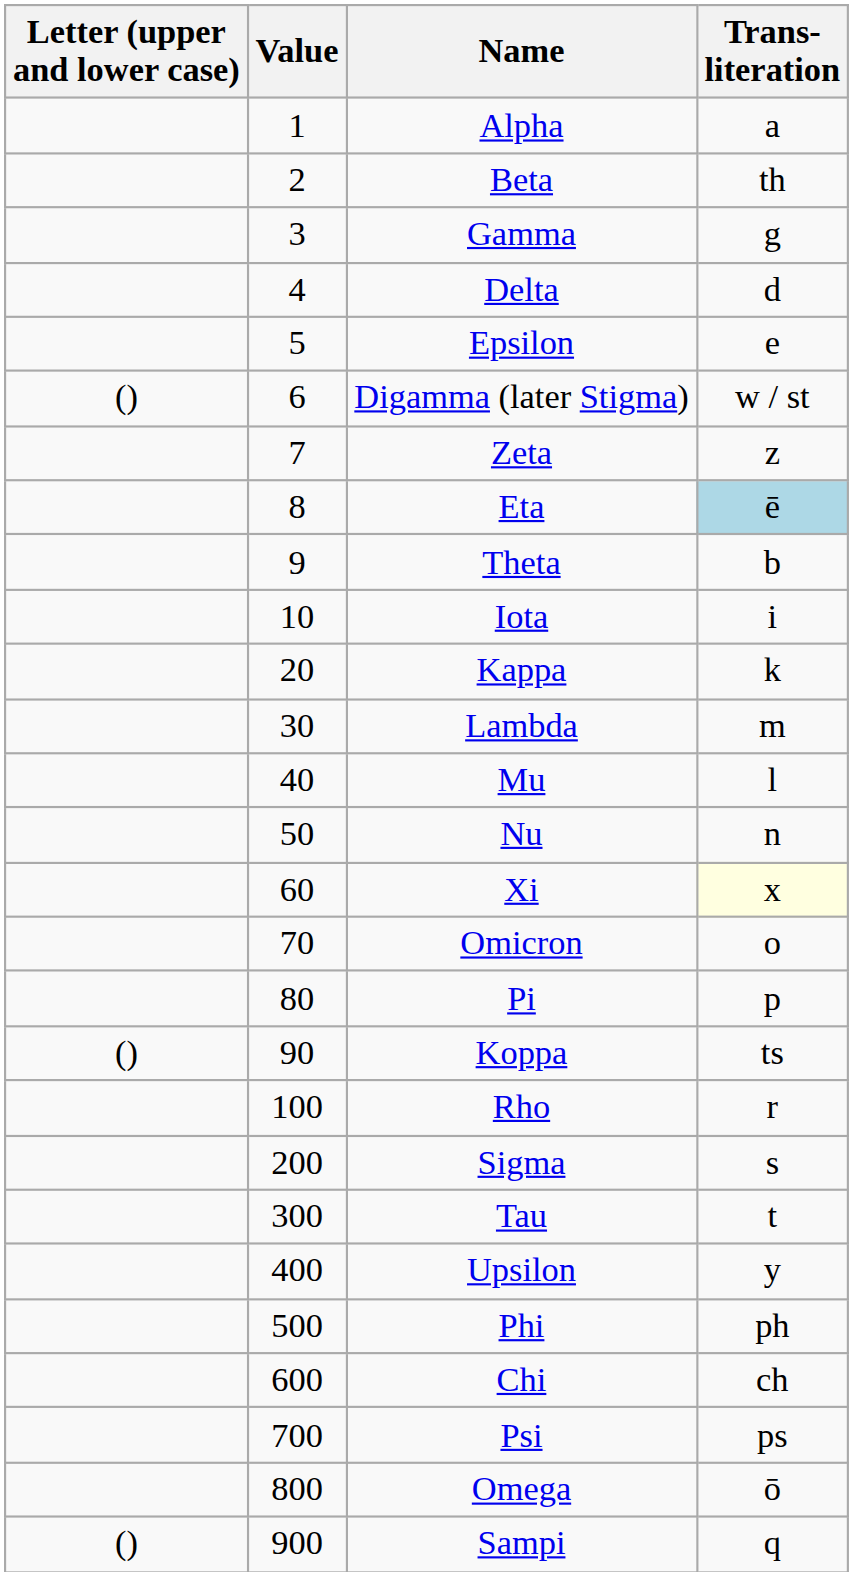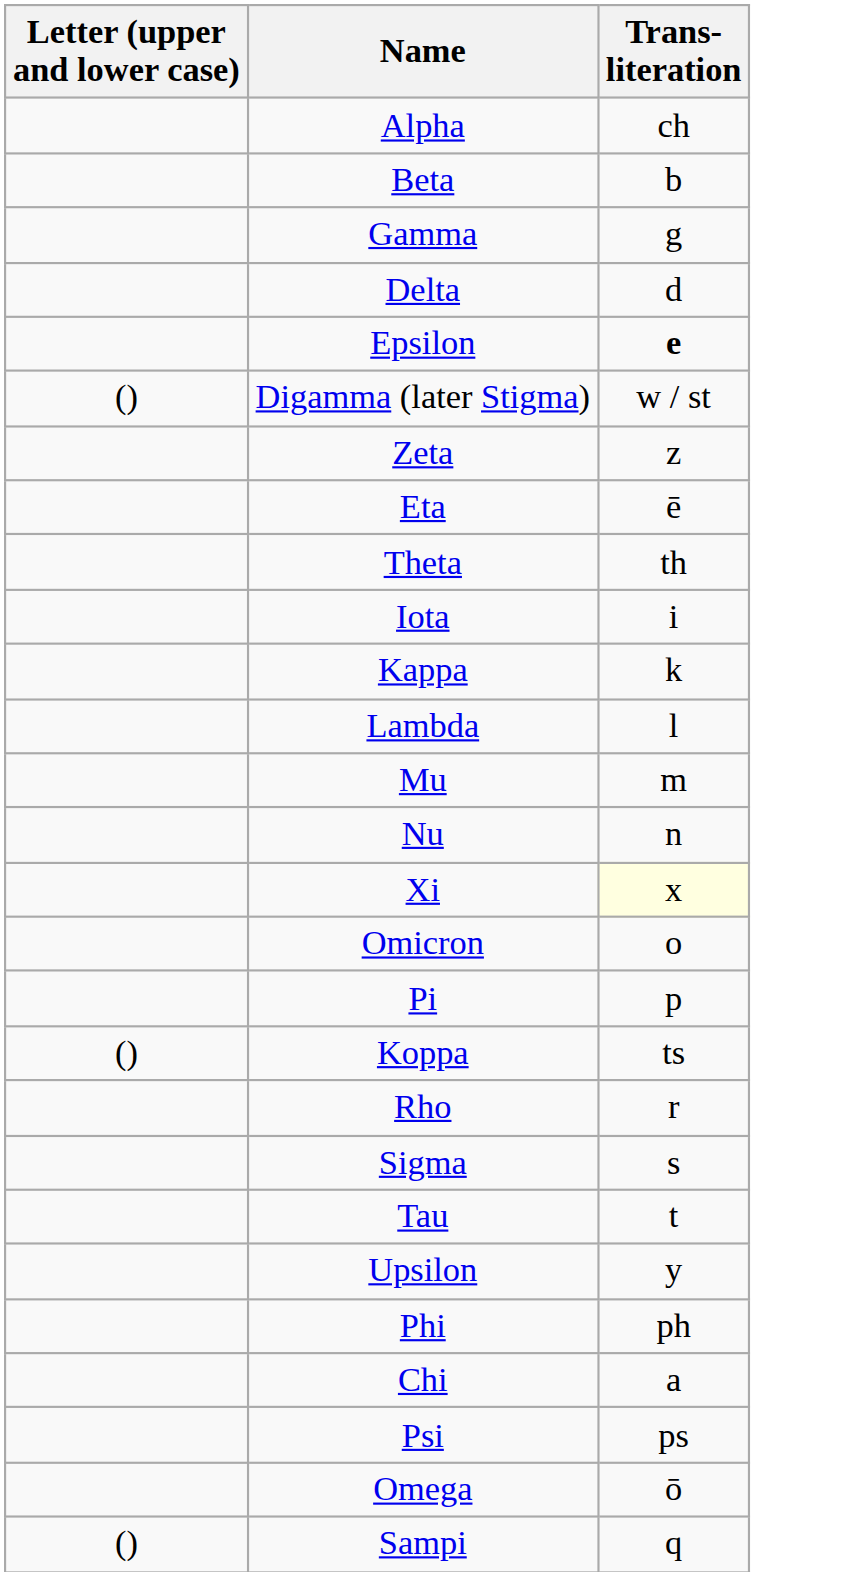- column: (297, 51)
(772, 125) a -> (674, 125) ch
(772, 179) th -> (674, 179) b
(772, 343) normal -> (674, 343) bold
(772, 506) lightblue background -> (674, 506) no background
(772, 561) b -> (674, 561) th
(772, 725) m -> (674, 725) l
(772, 779) l -> (674, 779) m
(772, 1379) ch -> (674, 1379) a
